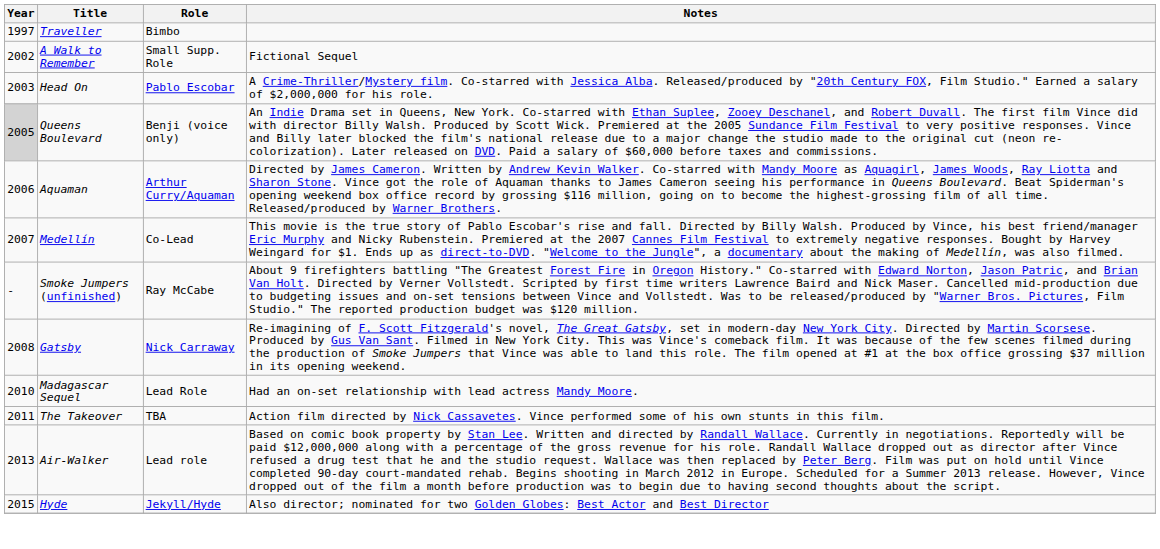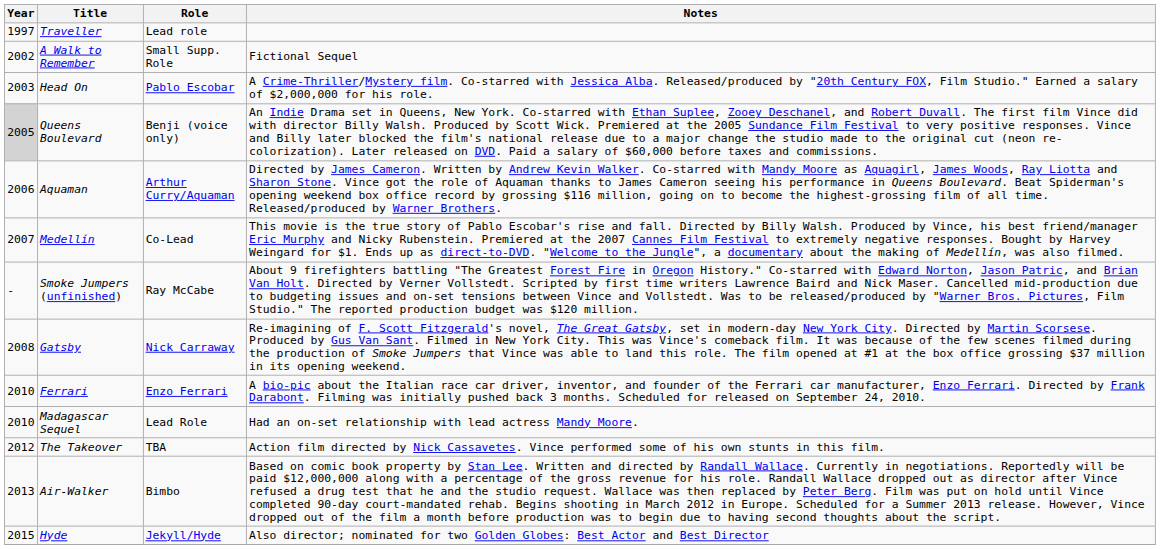(163, 32) Bimbo -> (176, 32) Lead role
+ row: (64, 392)
(21, 416) 2011 -> (21, 448) 2012
(176, 460) Lead role -> (163, 492) Bimbo
